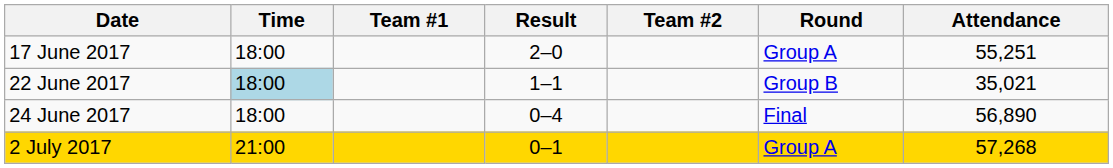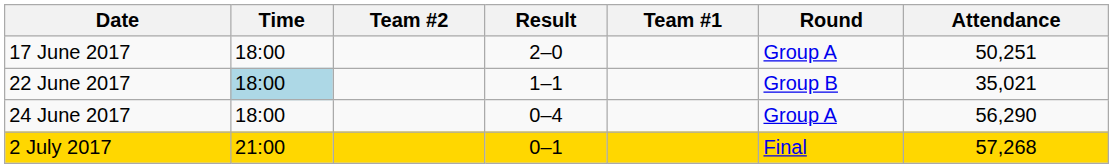columns swapped: (409, 20) <-> (683, 20)
(1006, 52) 55,251 -> (1006, 52) 50,251
(785, 115) Final -> (800, 115) Group A
(1006, 115) 56,890 -> (1006, 115) 56,290
(800, 147) Group A -> (785, 147) Final
